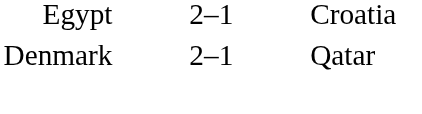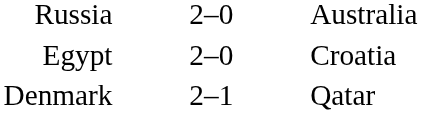+ row: (73, 14)
(211, 14) 2–1 -> (211, 55) 2–0
